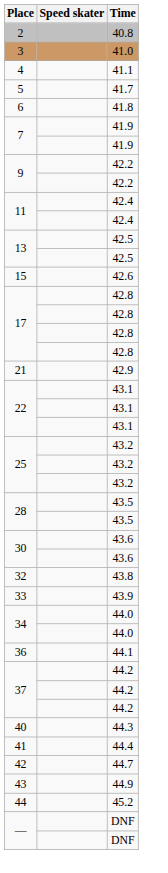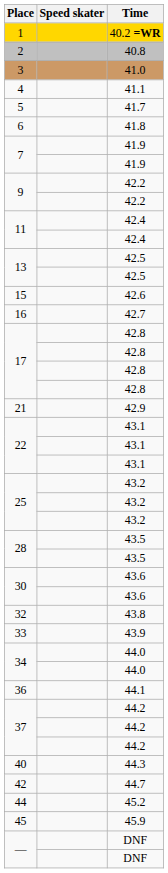+ row: (21, 32)
+ row: (21, 314)
- row: (21, 746)
- row: (21, 783)
+ row: (21, 821)
